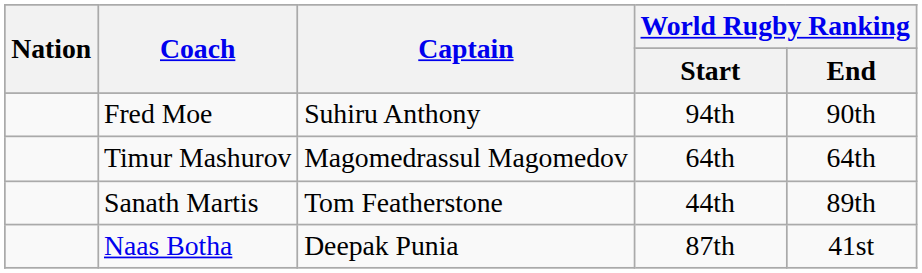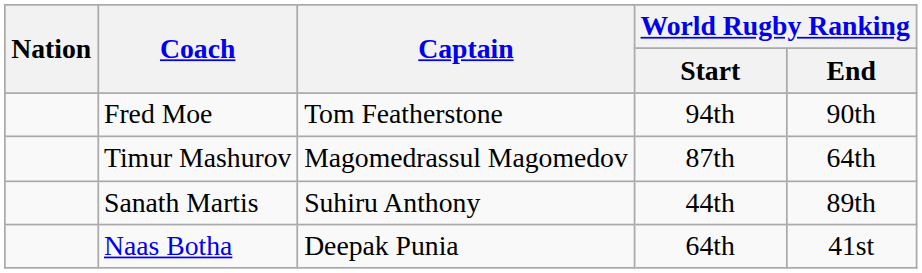(392, 114) Suhiru Anthony -> (403, 114) Tom Featherstone
(710, 158) 64th -> (710, 158) 87th
(403, 202) Tom Featherstone -> (392, 202) Suhiru Anthony
(710, 245) 87th -> (710, 245) 64th
